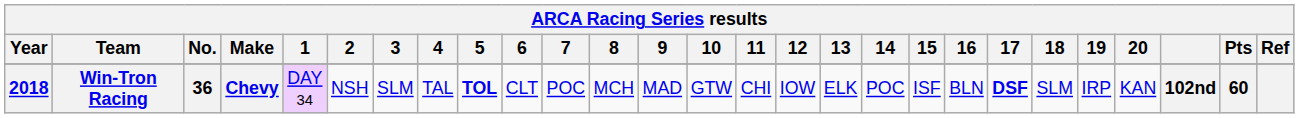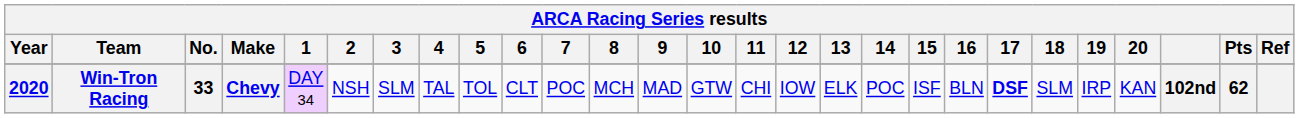(29, 88) 2018 -> (29, 88) 2020
(202, 88) 36 -> (203, 88) 33
(480, 88) bold -> (480, 88) normal
(1239, 88) 60 -> (1239, 88) 62
